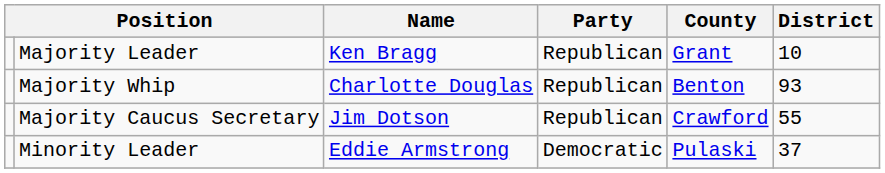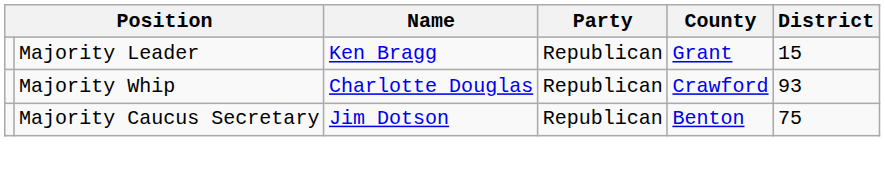(790, 54) 10 -> (790, 54) 15
(708, 86) Benton -> (720, 86) Crawford
(720, 119) Crawford -> (708, 119) Benton
(790, 119) 55 -> (790, 119) 75
- row: (109, 152)
